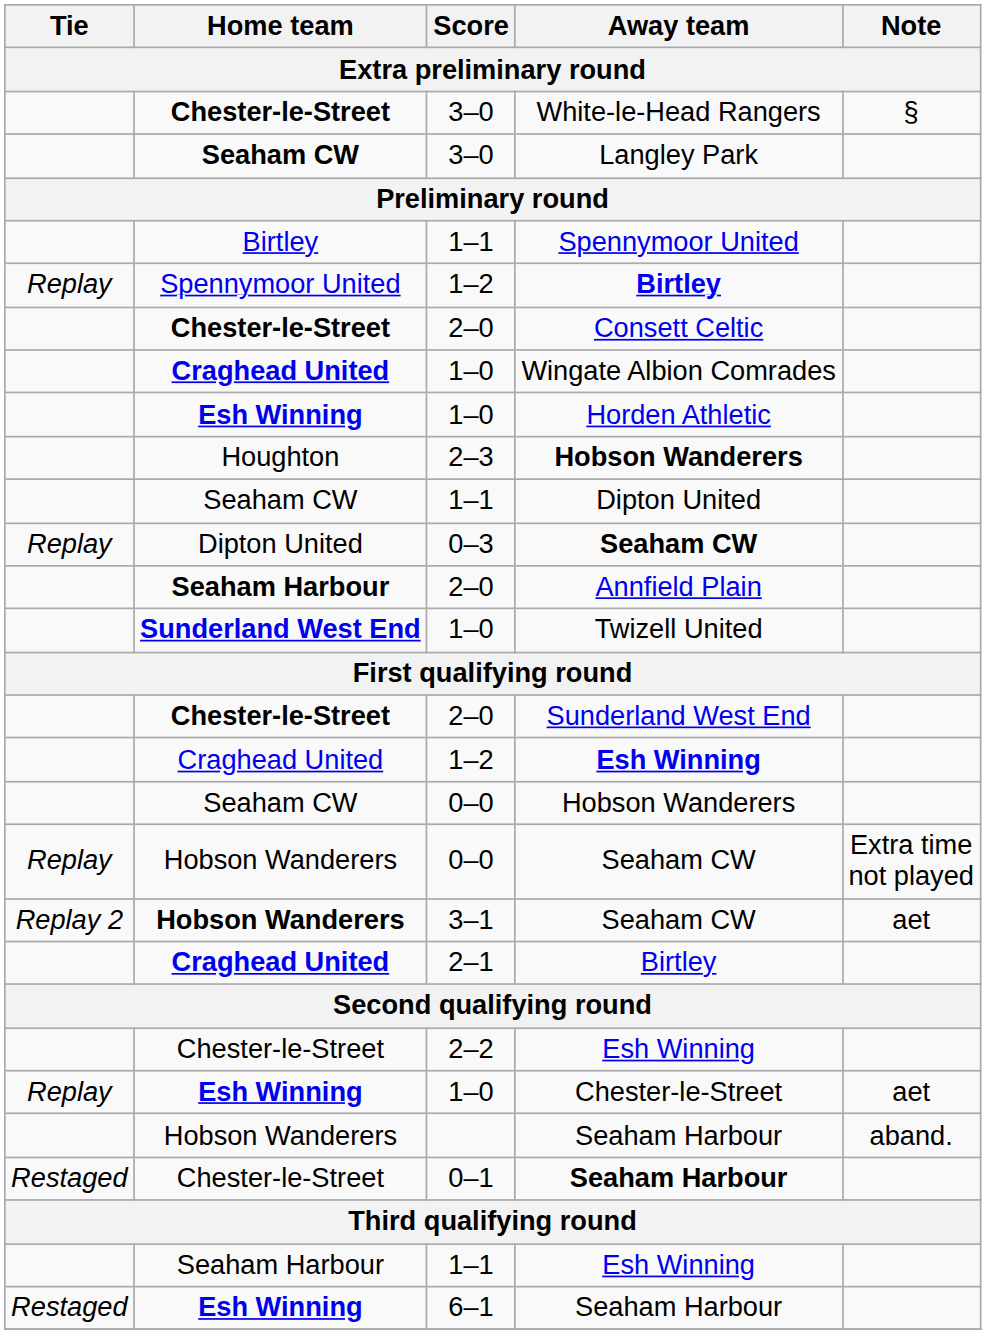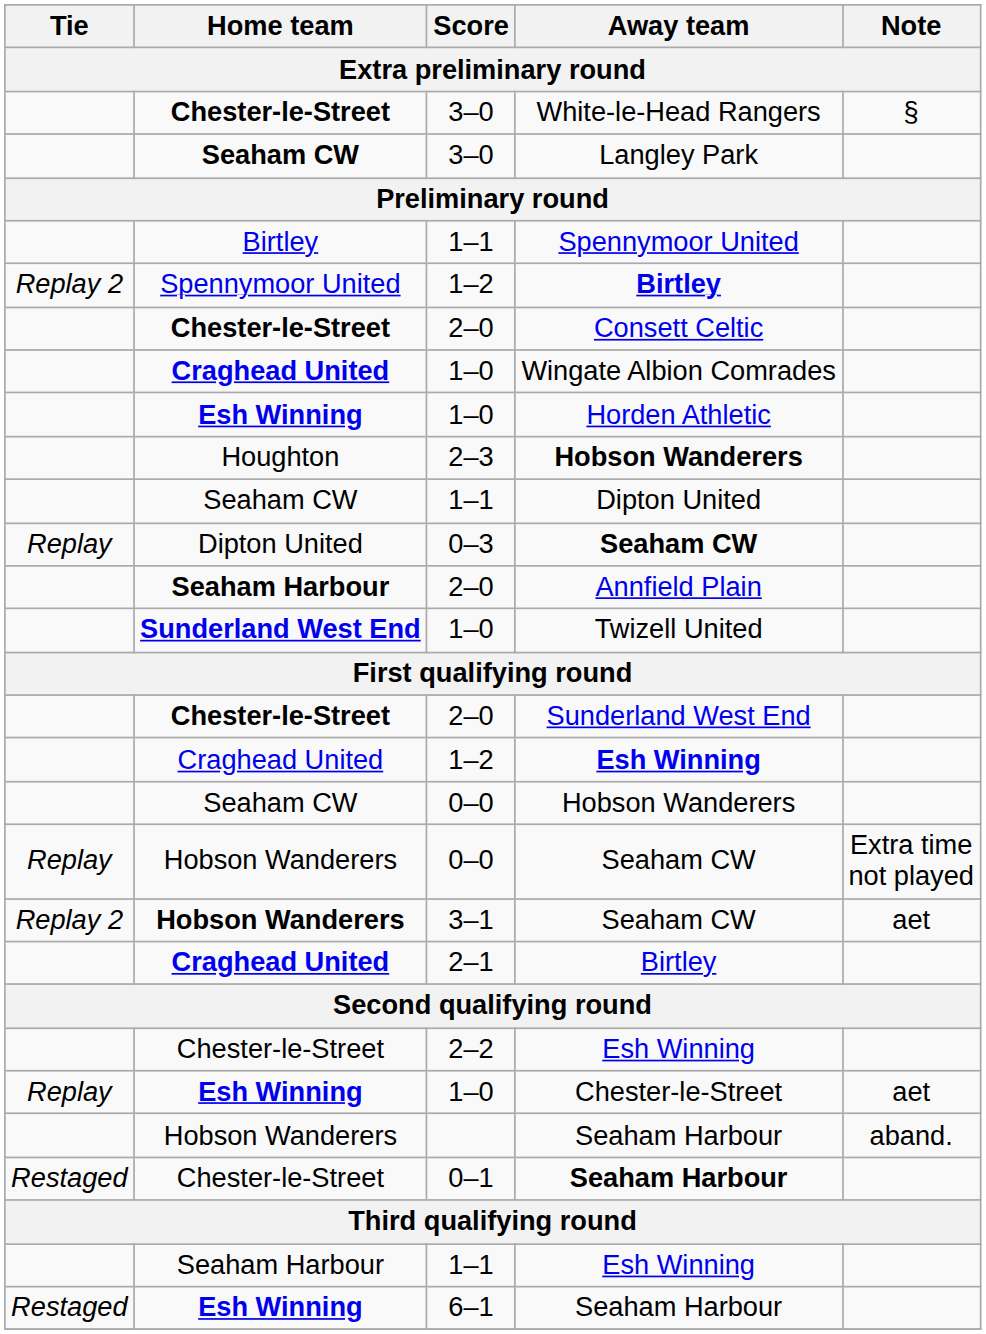(69, 284) Replay -> (69, 284) Replay 2
